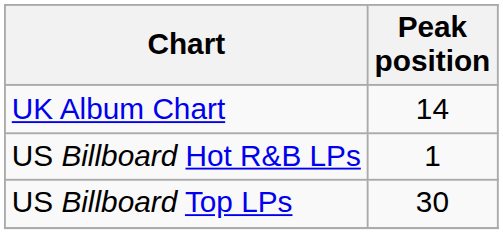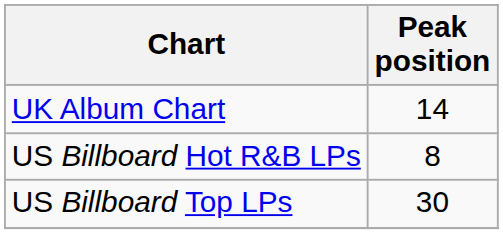(432, 155) 1 -> (432, 155) 8
